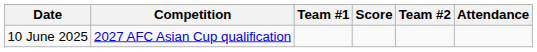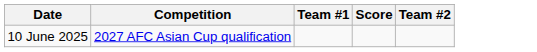- column: (493, 15)
